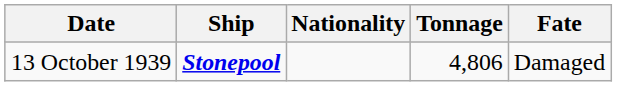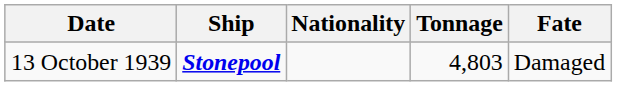(476, 61) 4,806 -> (476, 61) 4,803
